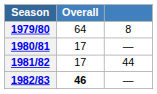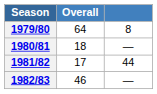(80, 46) 17 -> (80, 46) 18
(80, 80) bold -> (80, 80) normal
